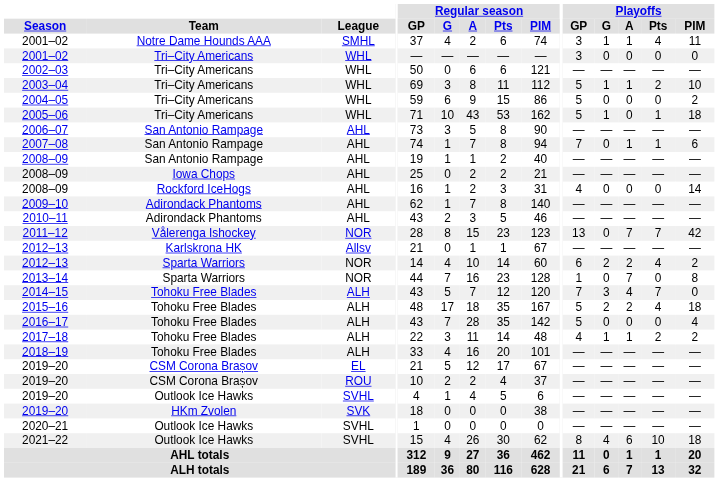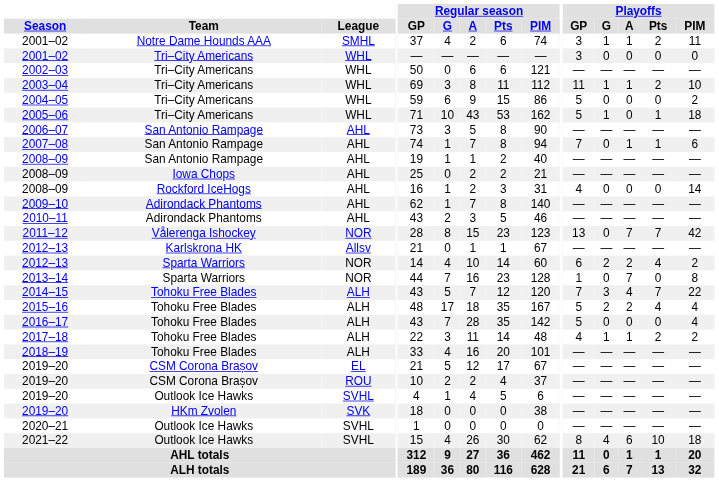(658, 41) 4 -> (658, 41) 2
(579, 85) 5 -> (579, 85) 11
(695, 292) 0 -> (695, 292) 22
(695, 307) 18 -> (695, 307) 4
